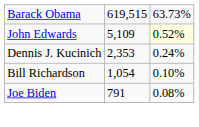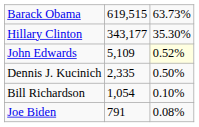+ row: (45, 34)
(121, 53) 2,353 -> (121, 73) 2,335
(169, 53) 0.24% -> (169, 73) 0.50%
